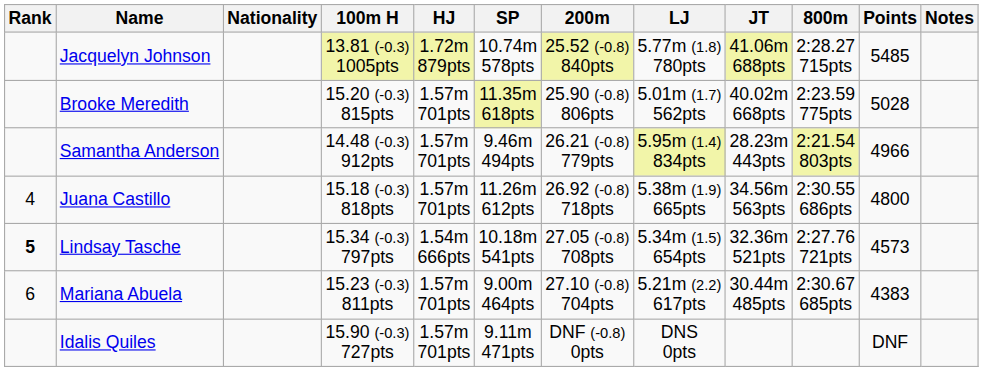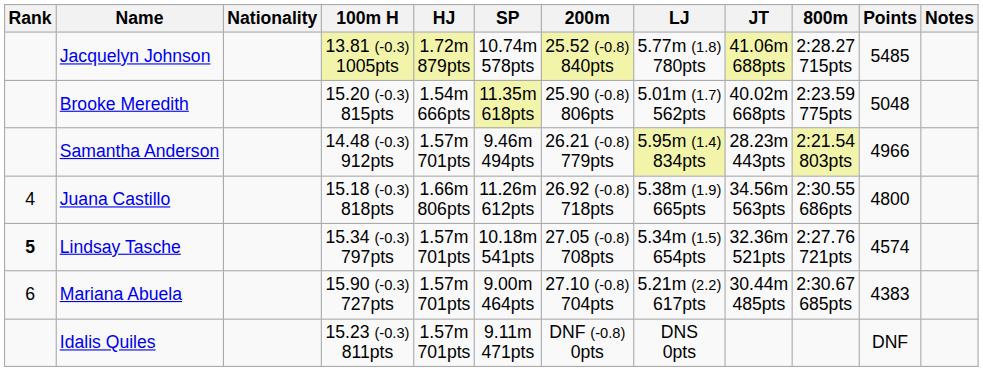(444, 103) 1.57m 701pts -> (444, 103) 1.54m 666pts
(890, 103) 5028 -> (890, 103) 5048
(444, 199) 1.57m 701pts -> (444, 199) 1.66m 806pts
(444, 247) 1.54m 666pts -> (444, 247) 1.57m 701pts
(890, 247) 4573 -> (890, 247) 4574
(367, 294) 15.23 (-0.3) 811pts -> (367, 294) 15.90 (-0.3) 727pts
(367, 342) 15.90 (-0.3) 727pts -> (367, 342) 15.23 (-0.3) 811pts
